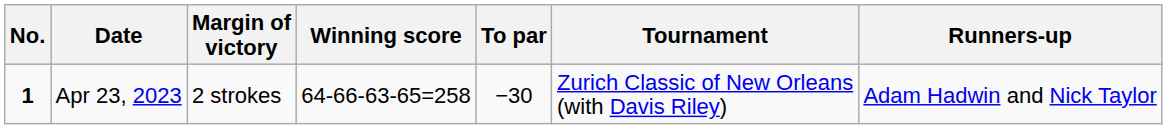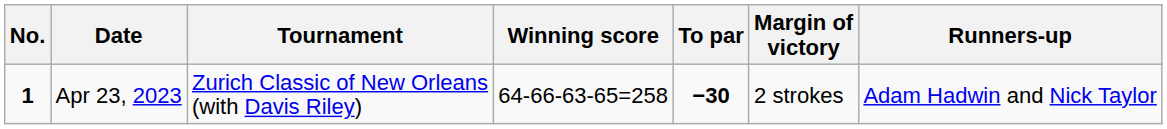columns swapped: (705, 35) <-> (241, 35)
(514, 94) normal -> (711, 94) bold
